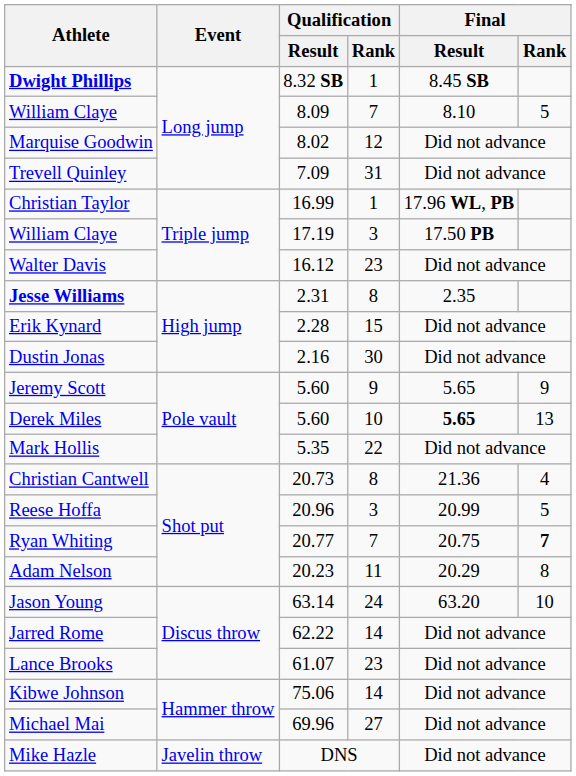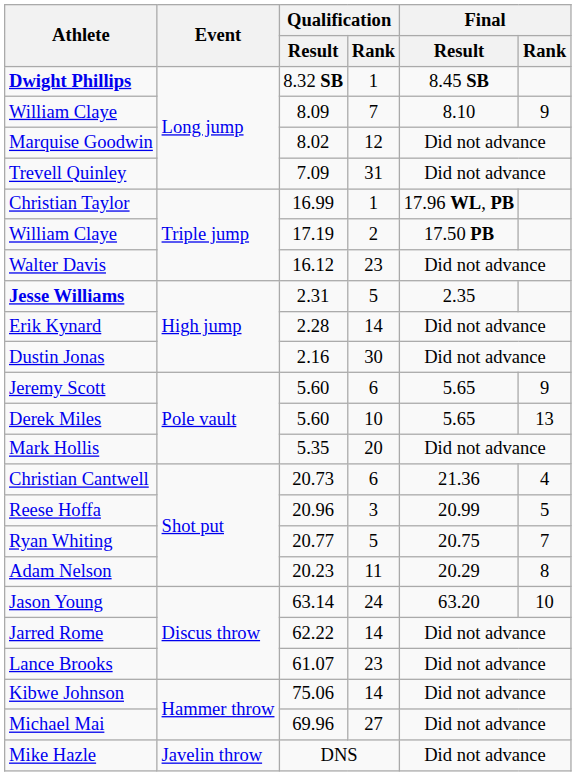(545, 112) 5 -> (545, 112) 9
(373, 234) 3 -> (373, 234) 2
(373, 295) 8 -> (373, 295) 5
(373, 326) 15 -> (373, 326) 14
(373, 387) 9 -> (373, 387) 6
(459, 418) bold -> (459, 418) normal
(373, 449) 22 -> (373, 449) 20
(373, 479) 8 -> (373, 479) 6
(373, 541) 7 -> (373, 541) 5
(545, 541) bold -> (545, 541) normal
